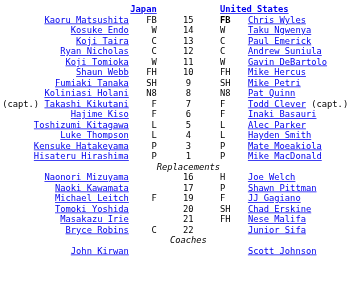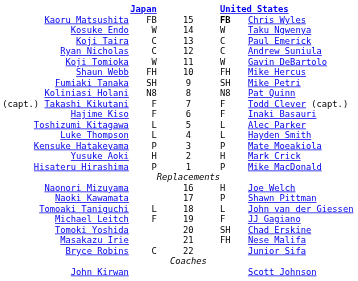+ row: (100, 156)
+ row: (84, 209)
